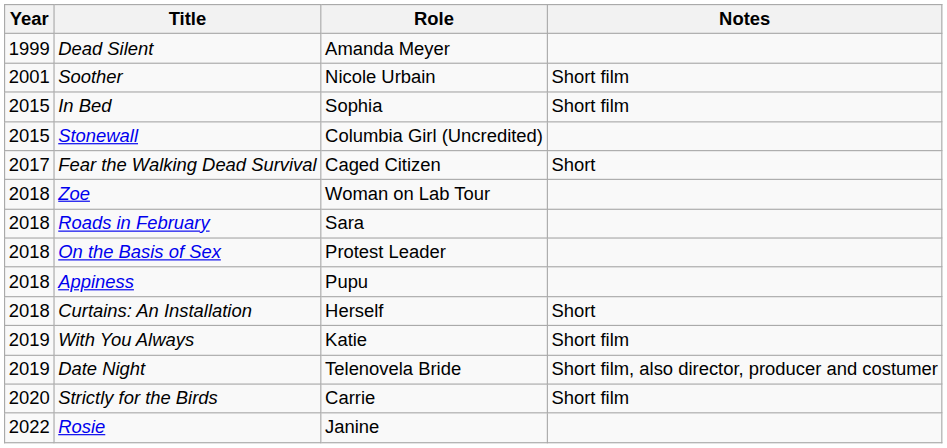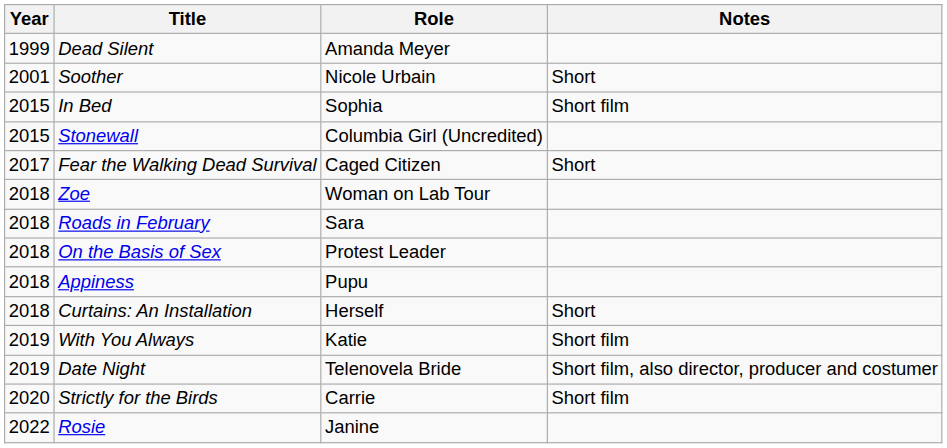(590, 77) Short film -> (573, 77) Short
